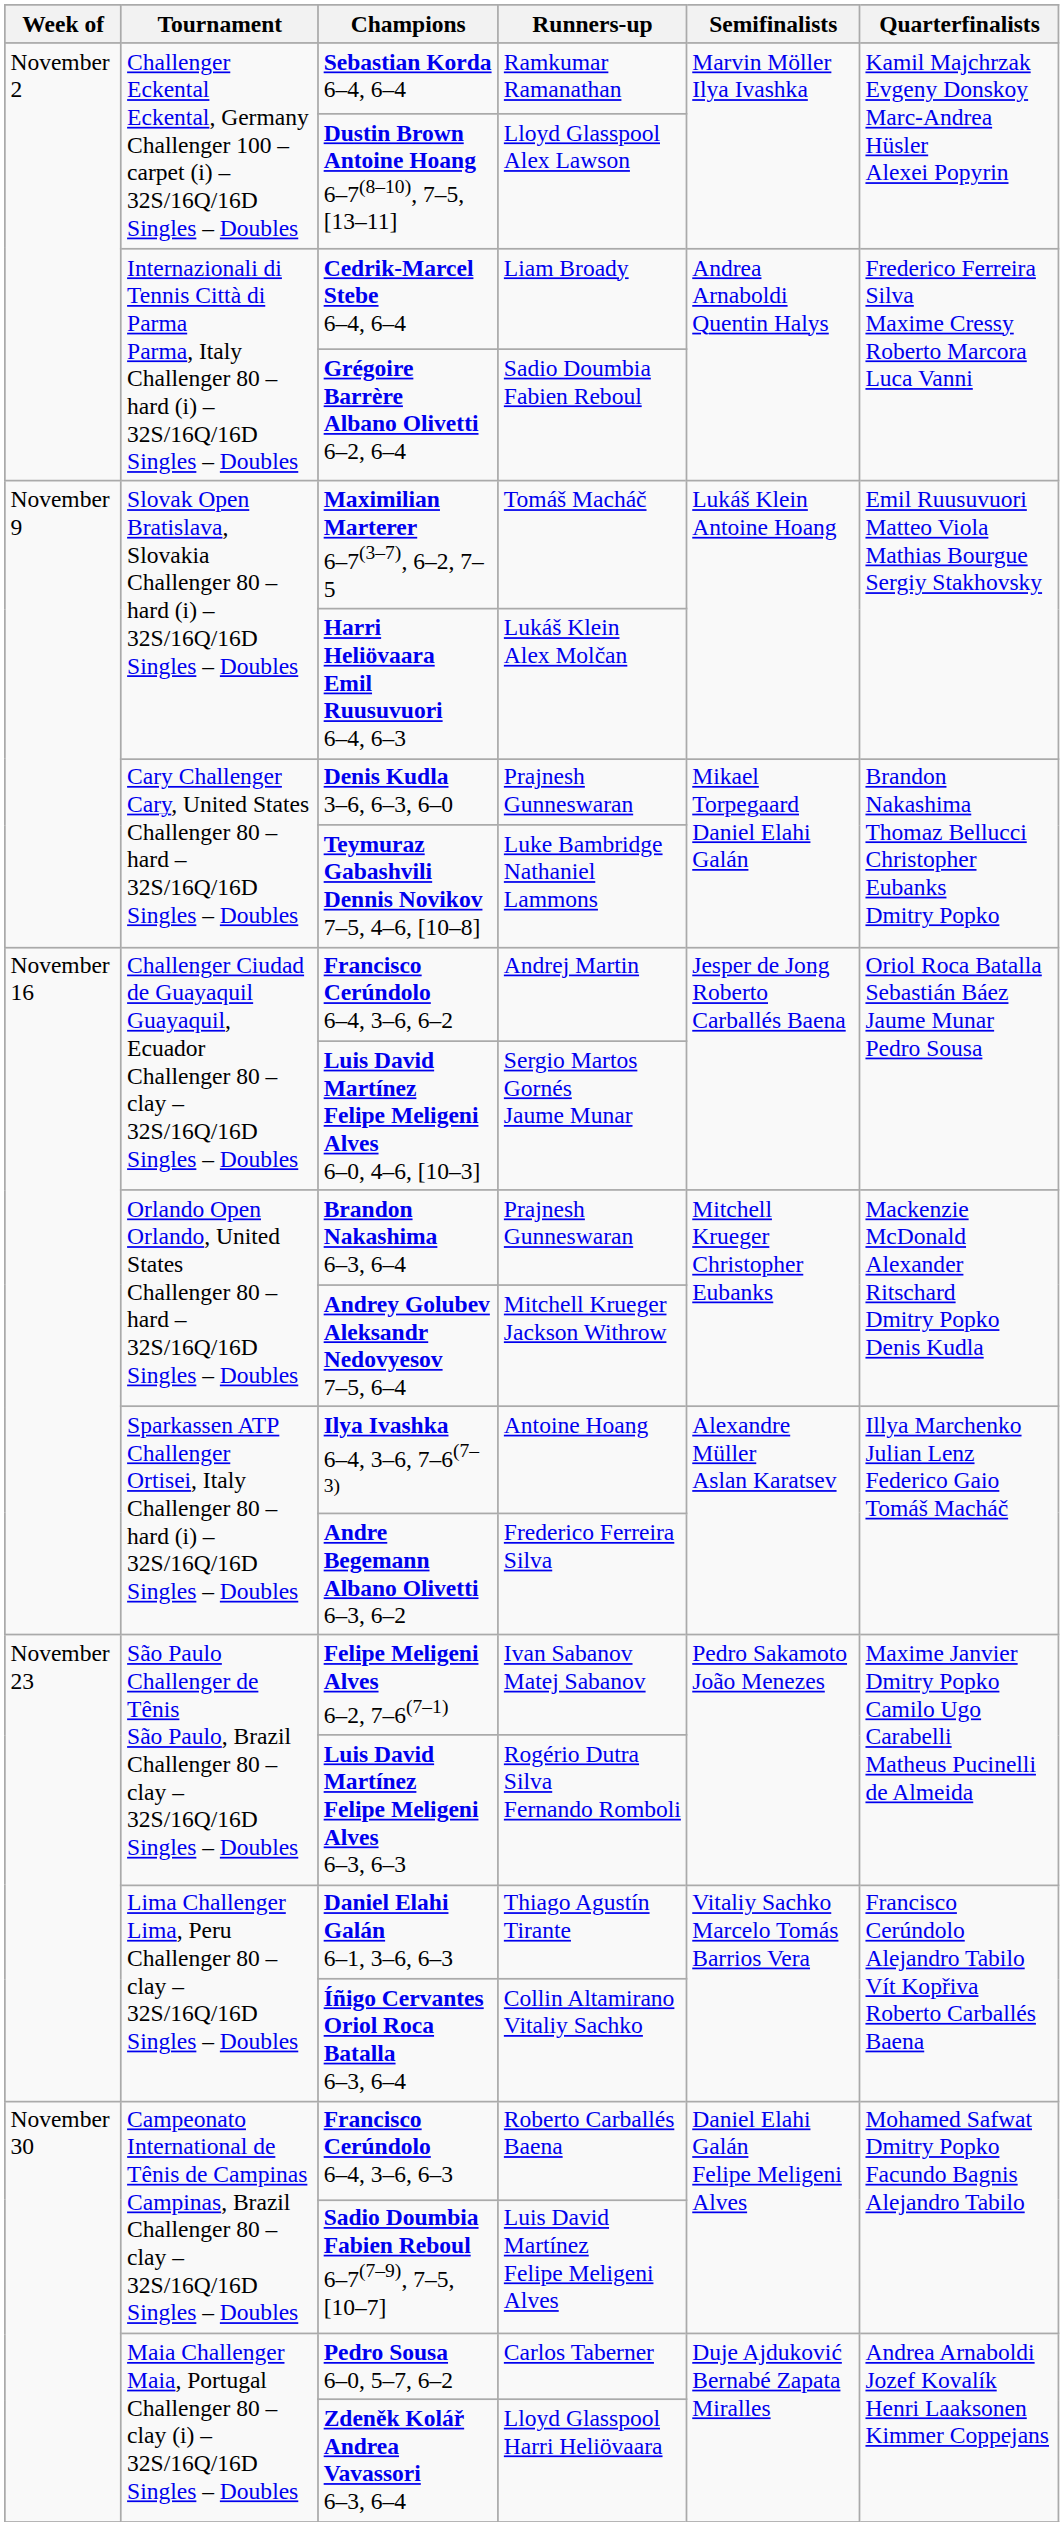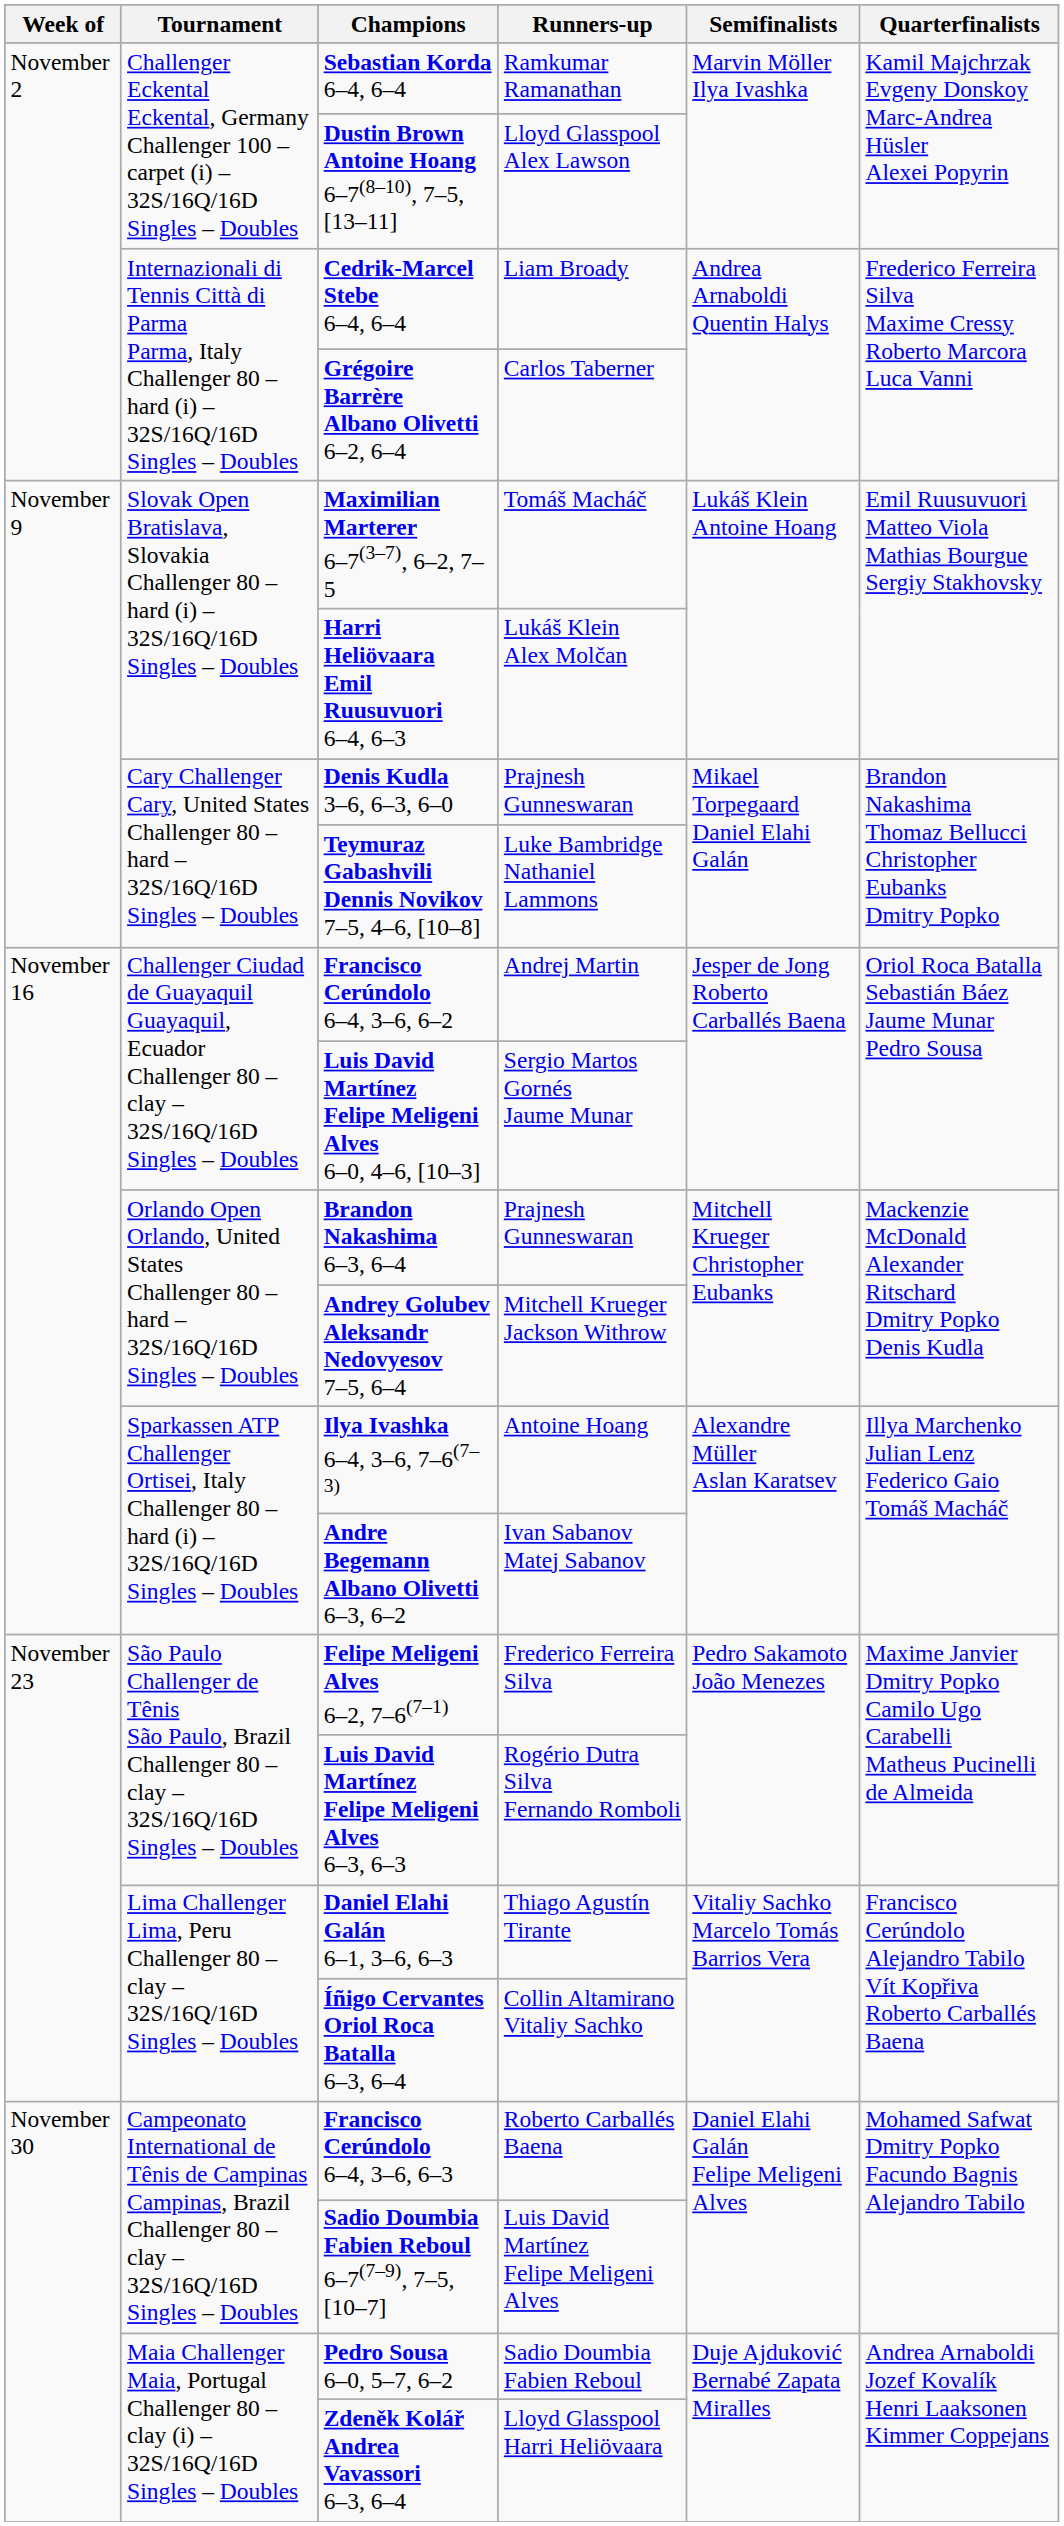(577, 382) Sadio Doumbia Fabien Reboul -> (579, 368) Carlos Taberner
(589, 1545) Frederico Ferreira Silva -> (575, 1545) Ivan Sabanov Matej Sabanov
(575, 1667) Ivan Sabanov Matej Sabanov -> (589, 1667) Frederico Ferreira Silva
(579, 2352) Carlos Taberner -> (577, 2365) Sadio Doumbia Fabien Reboul
